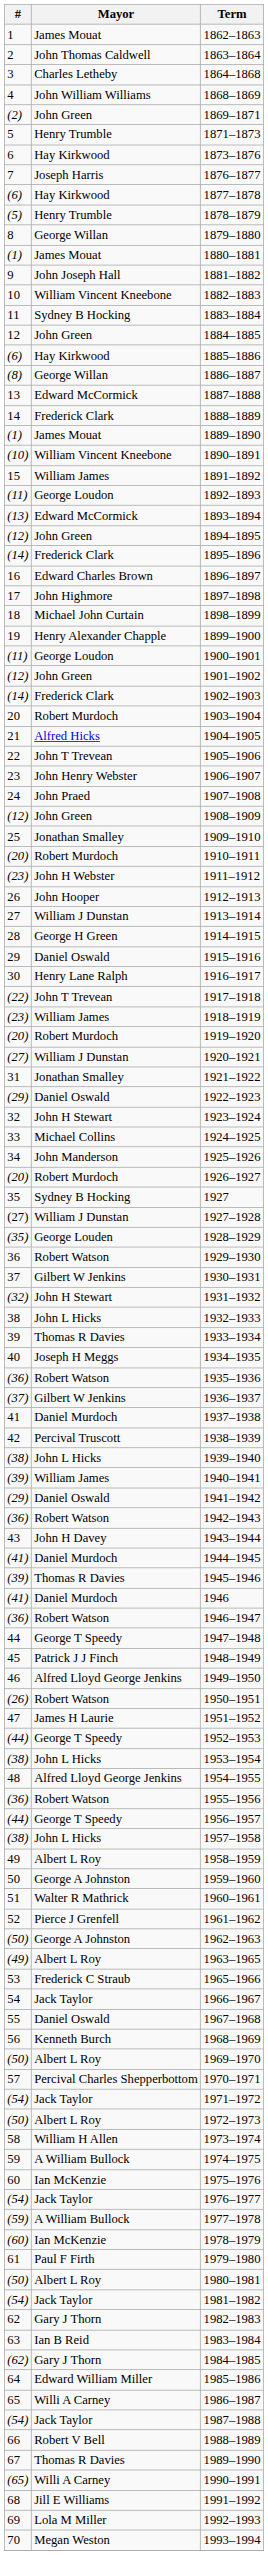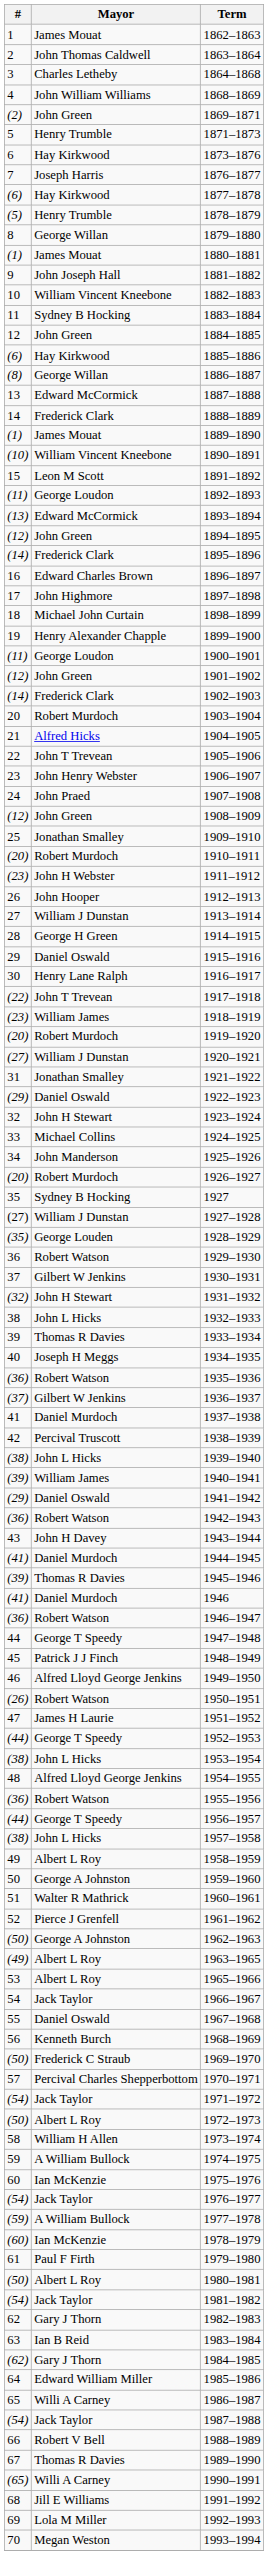(72, 475) William James -> (69, 475) Leon M Scott
(82, 1979) Frederick C Straub -> (68, 1979) Albert L Roy
(68, 2059) Albert L Roy -> (82, 2059) Frederick C Straub
